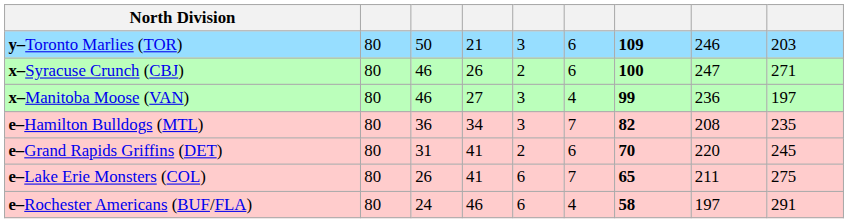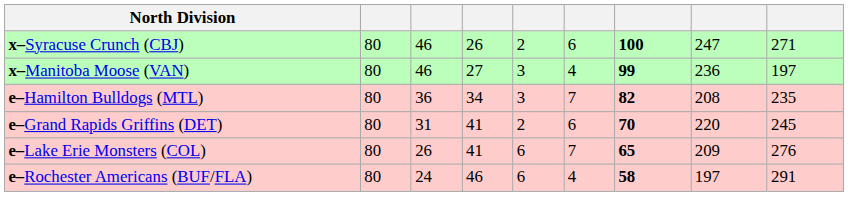- row: (95, 44)
(707, 177) 211 -> (707, 151) 209
(784, 177) 275 -> (784, 151) 276
